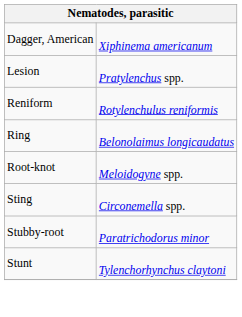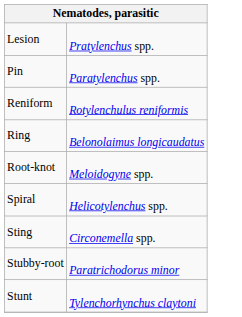- row: (50, 39)
+ row: (15, 71)
+ row: (21, 199)
